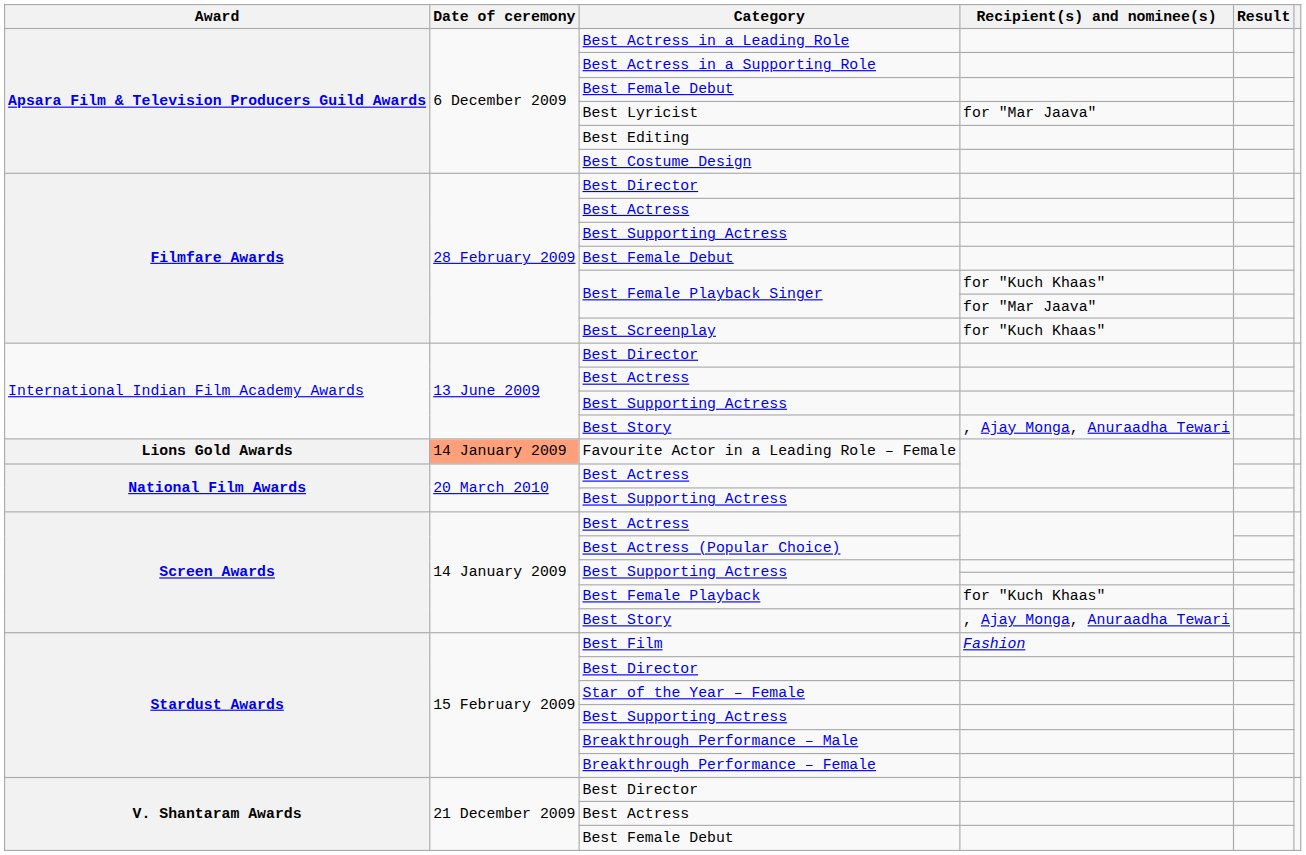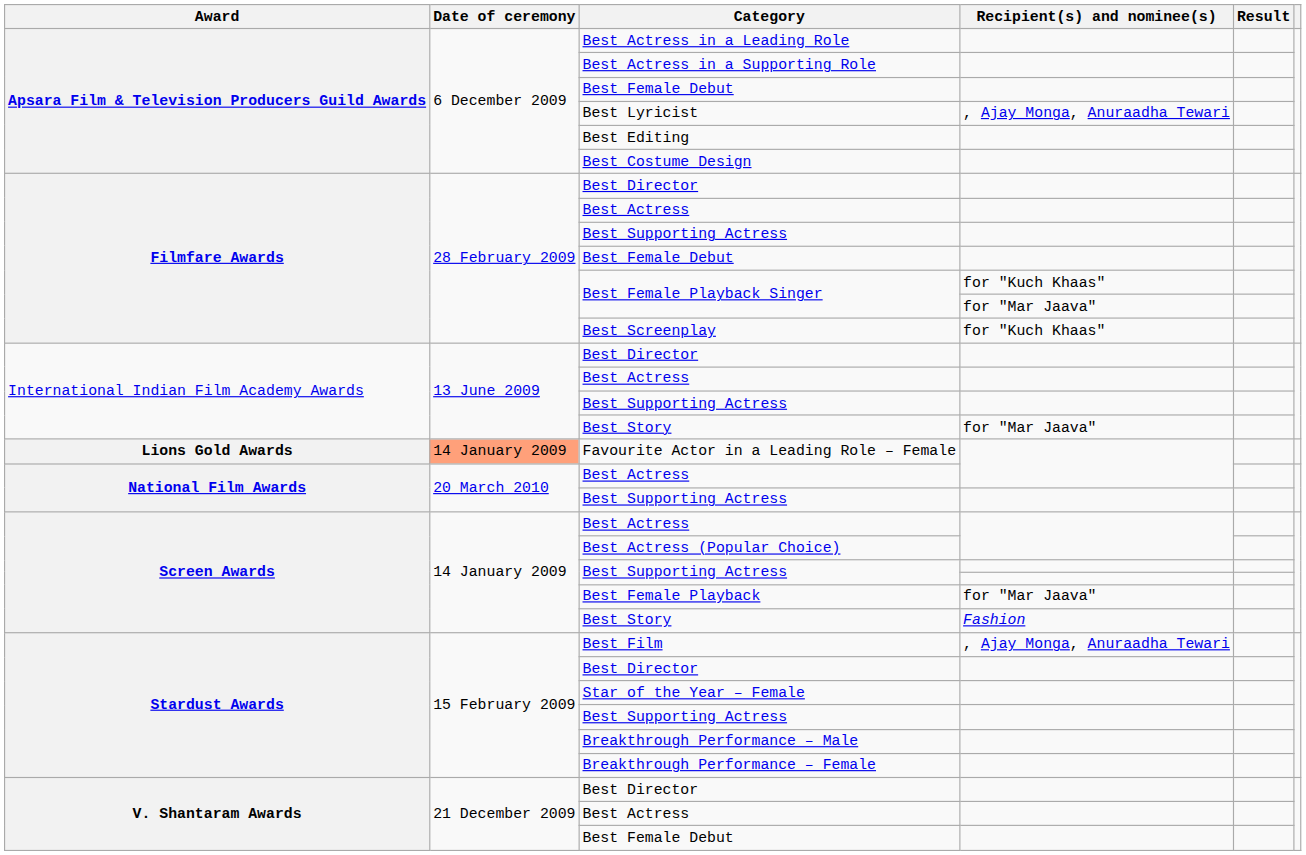(1030, 113) for "Mar Jaava" -> (1097, 113) , Ajay Monga, Anuraadha Tewari
(1097, 427) , Ajay Monga, Anuraadha Tewari -> (1030, 427) for "Mar Jaava"
(1034, 596) for "Kuch Khaas" -> (1030, 596) for "Mar Jaava"
(1097, 620) , Ajay Monga, Anuraadha Tewari -> (994, 620) Fashion
(994, 645) Fashion -> (1097, 645) , Ajay Monga, Anuraadha Tewari
